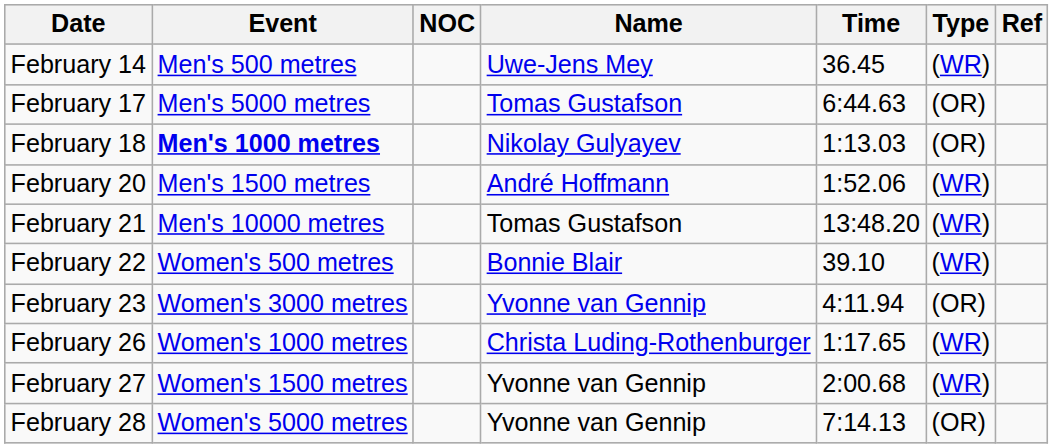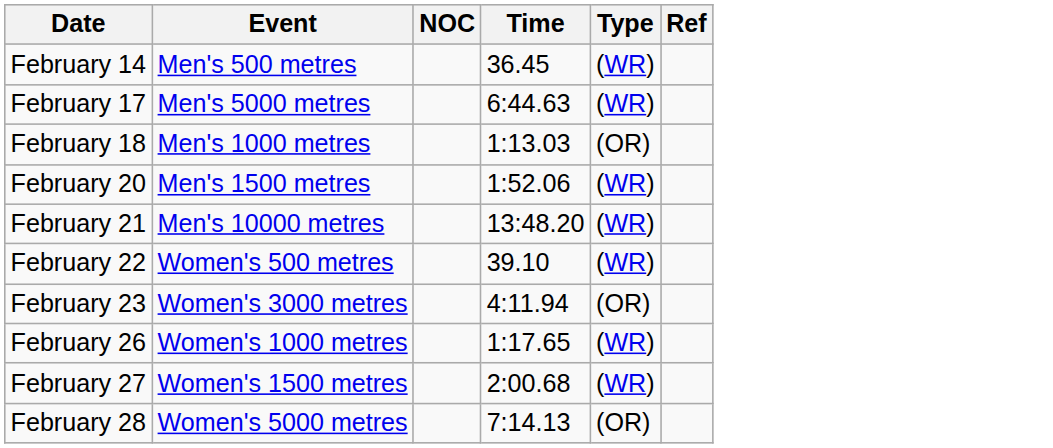- column: (649, 24)
(959, 104) (OR) -> (625, 104) (WR)
(269, 143) bold -> (264, 143) normal
